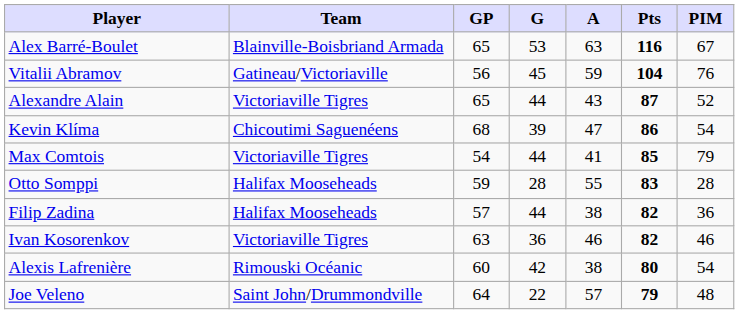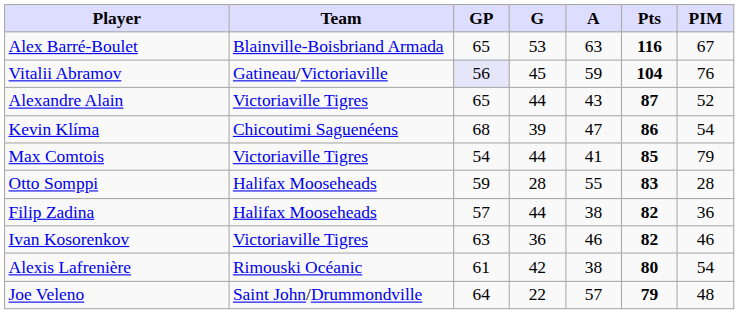(481, 73) no background -> (481, 73) lavender background
(481, 267) 60 -> (481, 267) 61
